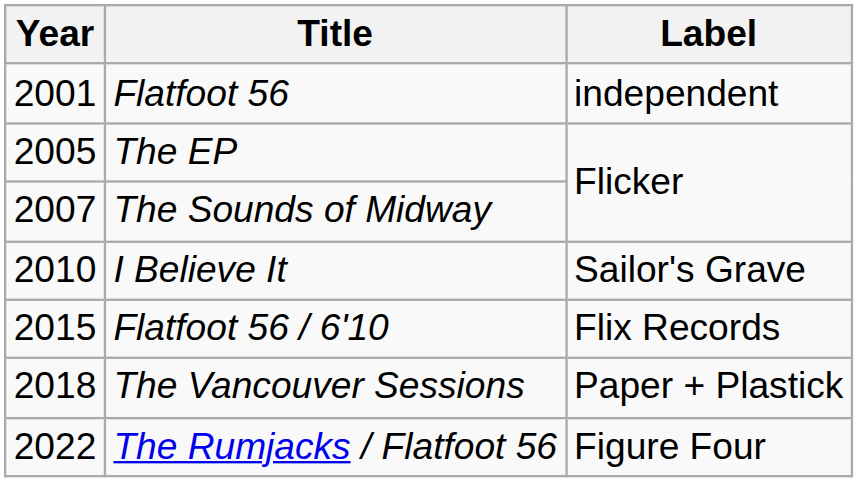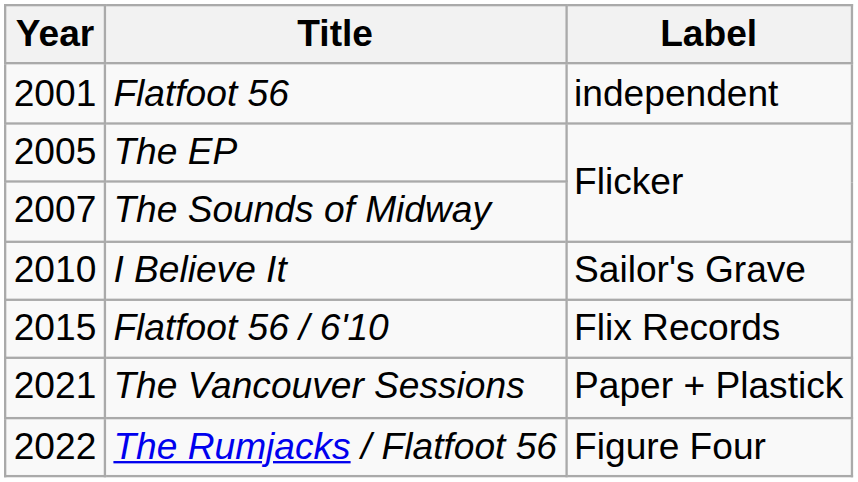(55, 387) 2018 -> (55, 387) 2021
